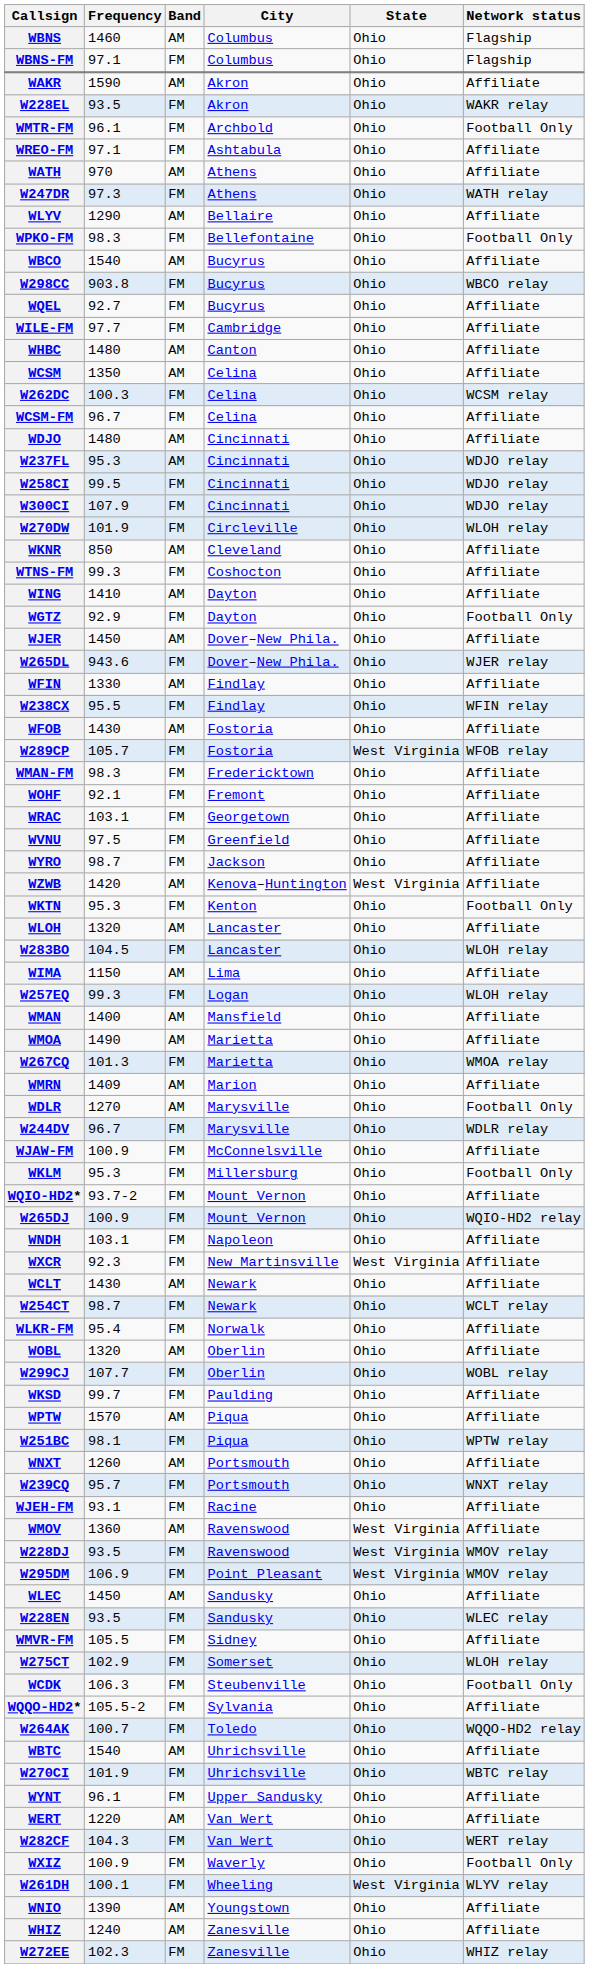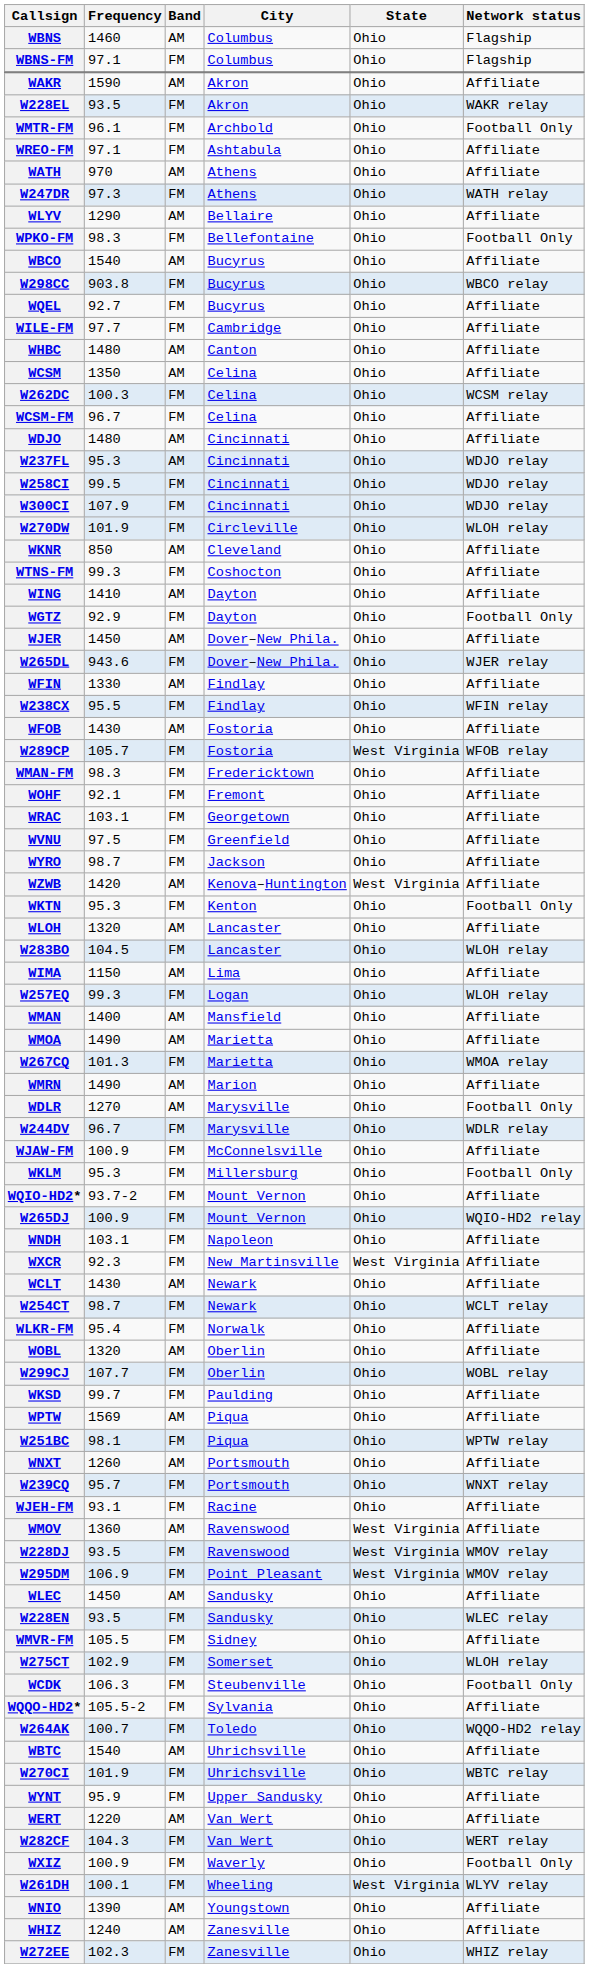(104, 1085) 1409 -> (104, 1085) 1490
(104, 1418) 1570 -> (104, 1418) 1569
(104, 1796) 96.1 -> (104, 1796) 95.9
